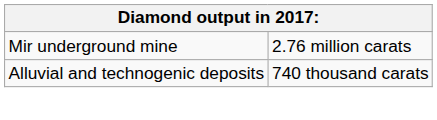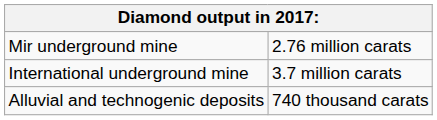+ row: (129, 73)
